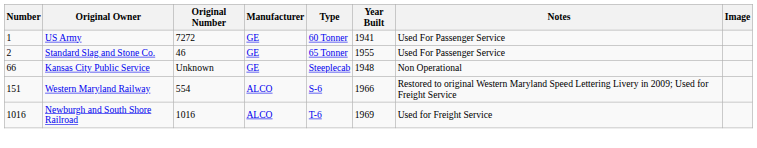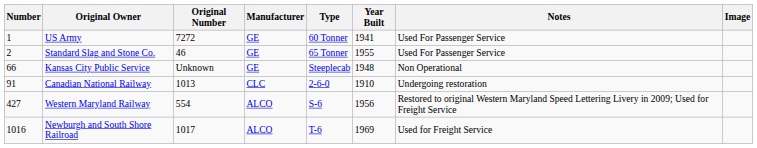+ row: (98, 83)
(14, 89) 151 -> (14, 104) 427
(364, 89) 1966 -> (364, 104) 1956
(185, 115) 1016 -> (185, 130) 1017
